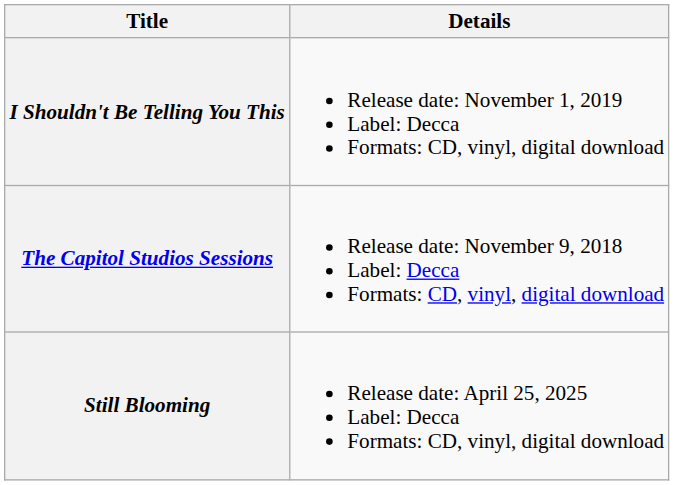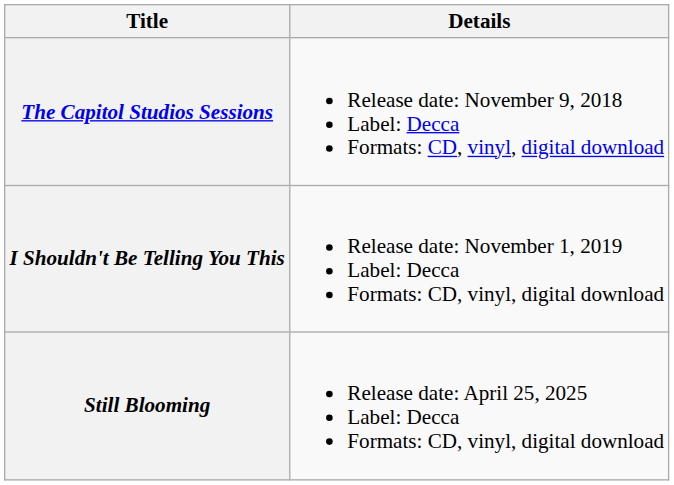rows swapped: (147, 258) <-> (147, 111)
